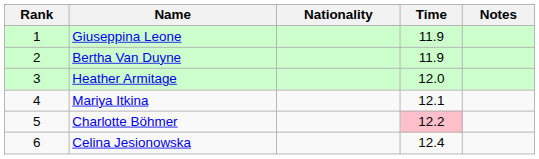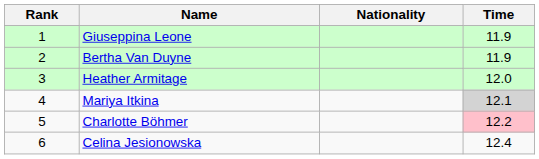- column: (498, 15)
(431, 100) no background -> (499, 100) lightgrey background
